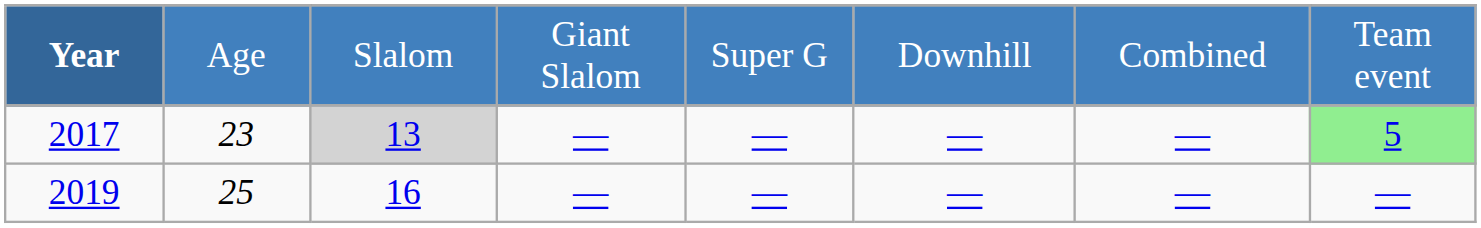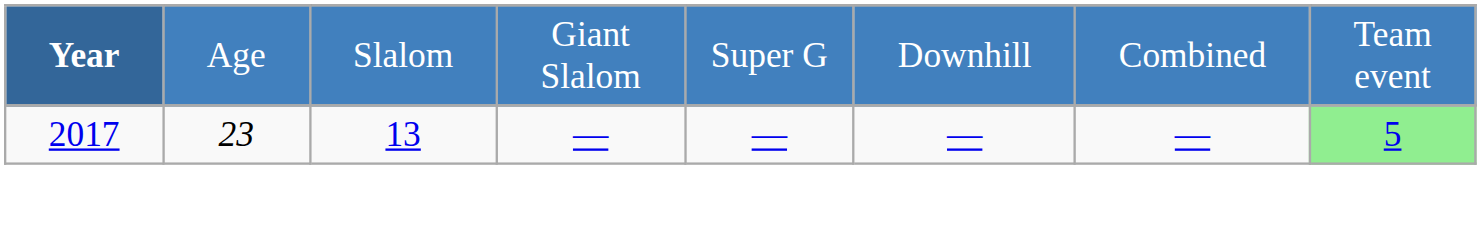(403, 134) lightgrey background -> (403, 134) no background
- row: (84, 192)
